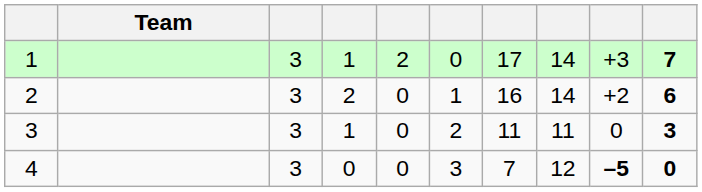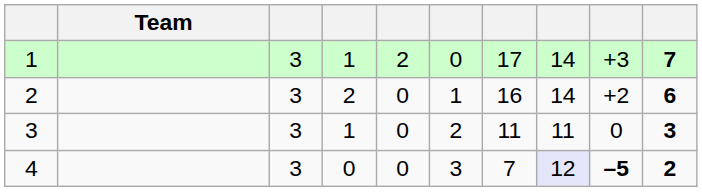(563, 167) no background -> (563, 167) lavender background
(670, 167) 0 -> (670, 167) 2
